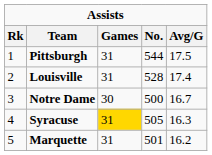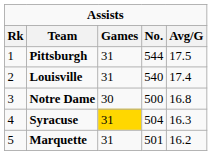(154, 78) 528 -> (154, 78) 540
(180, 98) 16.7 -> (180, 98) 16.8
(154, 119) 505 -> (154, 119) 504
